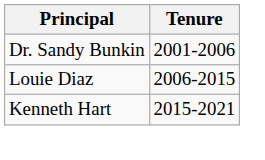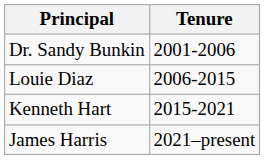+ row: (58, 139)
